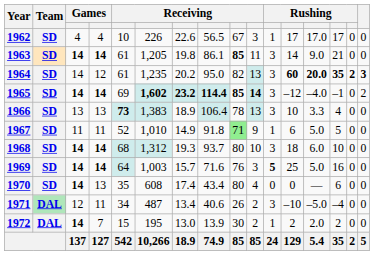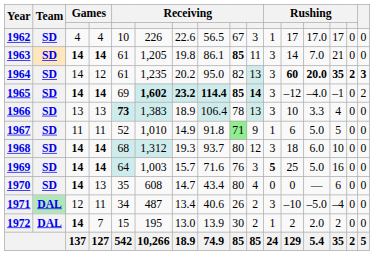(317, 56) 9.0 -> (317, 56) 7.0
(255, 148) 10 -> (255, 148) 12
(185, 185) 17.4 -> (185, 185) 14.7
